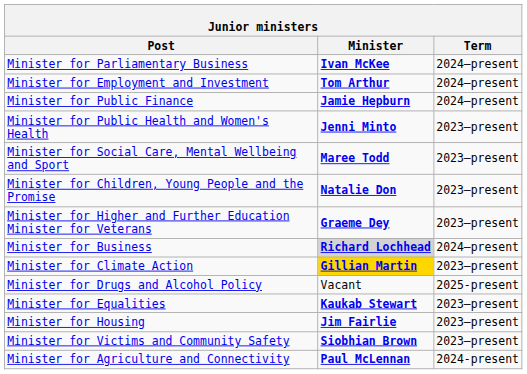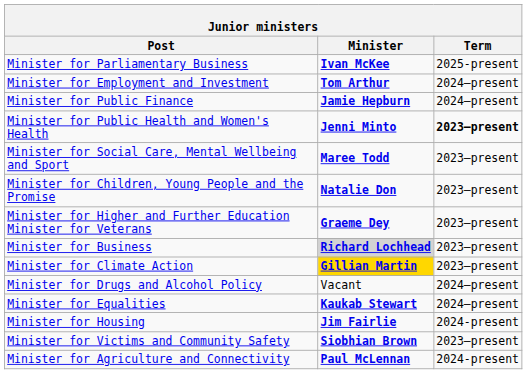(478, 64) 2024–present -> (478, 64) 2025-present
(478, 127) normal -> (478, 127) bold
(478, 248) 2024–present -> (478, 248) 2023–present
(478, 285) 2025-present -> (478, 285) 2024–present
(478, 304) 2023–present -> (478, 304) 2024–present
(478, 322) 2023–present -> (478, 322) 2024-present
